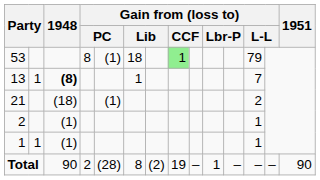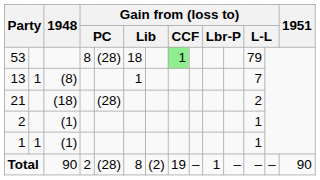(113, 57) (1) -> (109, 57) (28)
(69, 79) bold -> (69, 79) normal
(113, 100) (1) -> (109, 100) (28)
